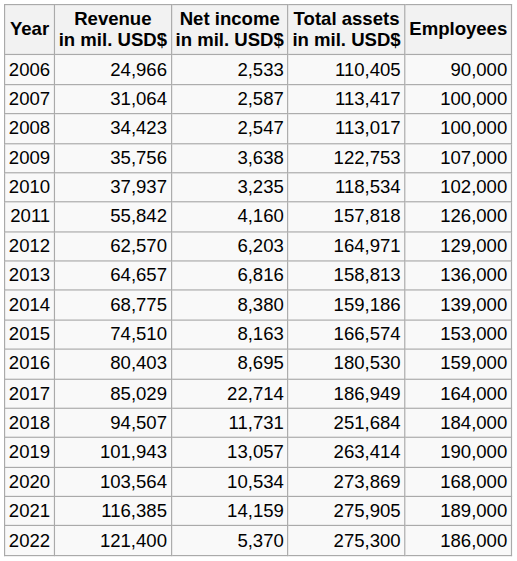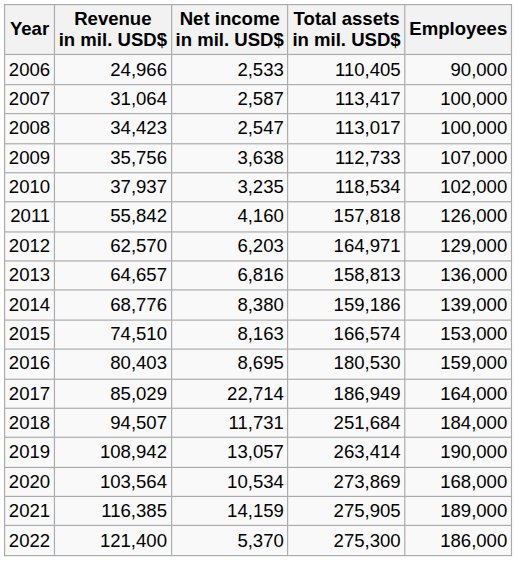(367, 157) 122,753 -> (368, 157) 112,733
(139, 305) 68,775 -> (139, 305) 68,776
(133, 452) 101,943 -> (133, 452) 108,942
